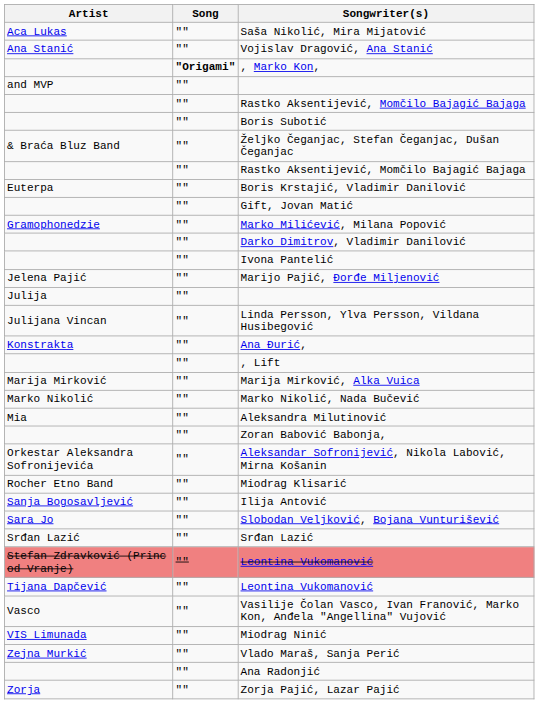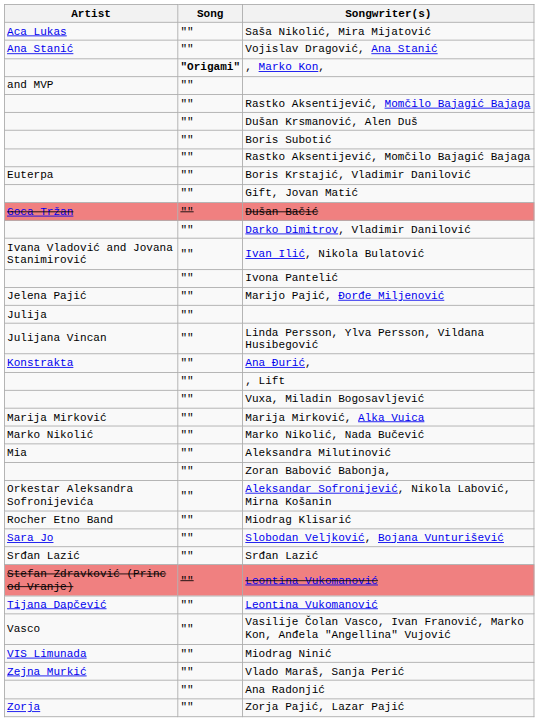+ row: (91, 121)
- row: (63, 146)
+ row: (40, 212)
- row: (53, 224)
+ row: (90, 254)
+ row: (91, 399)
- row: (70, 502)
